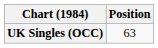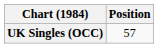(130, 33) 63 -> (130, 33) 57
